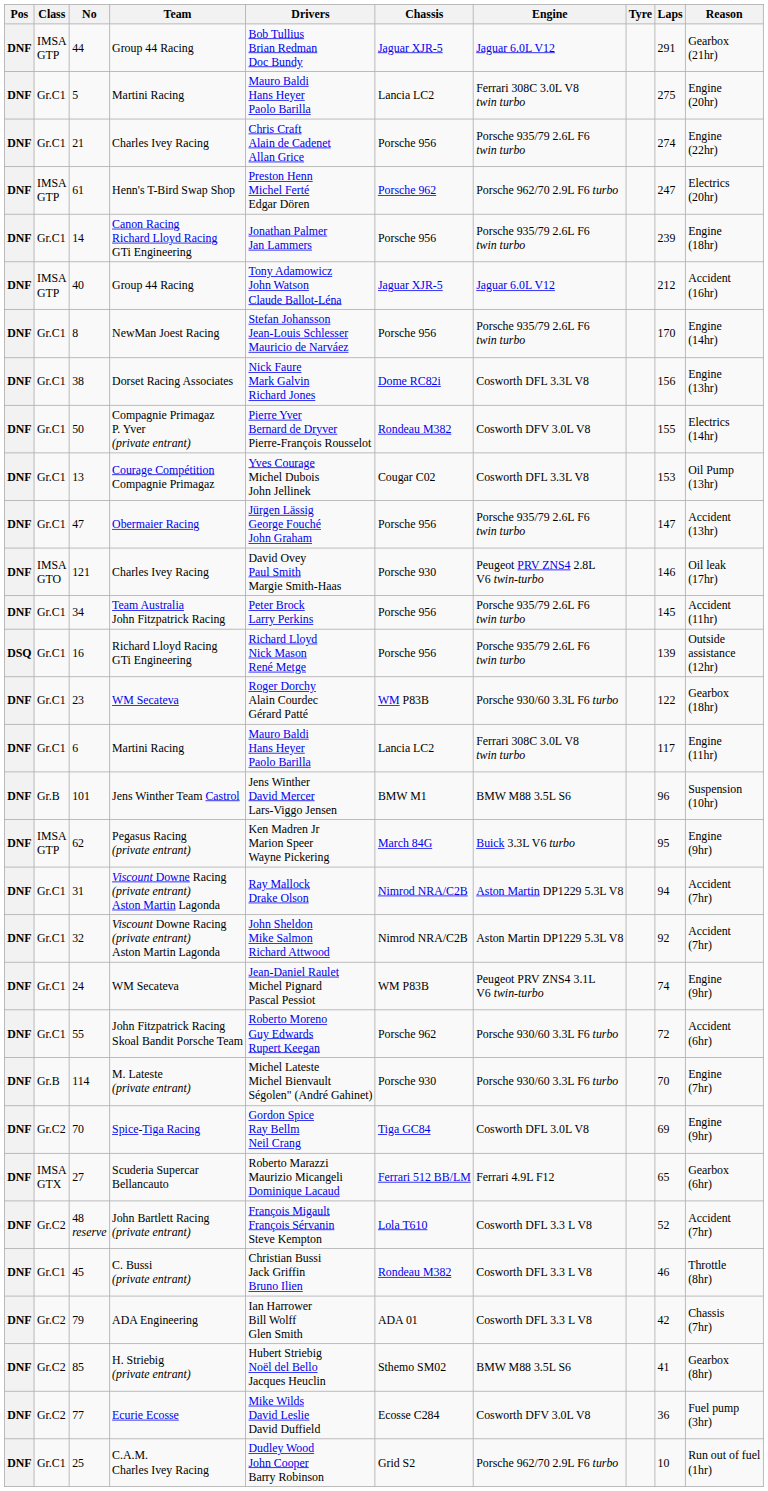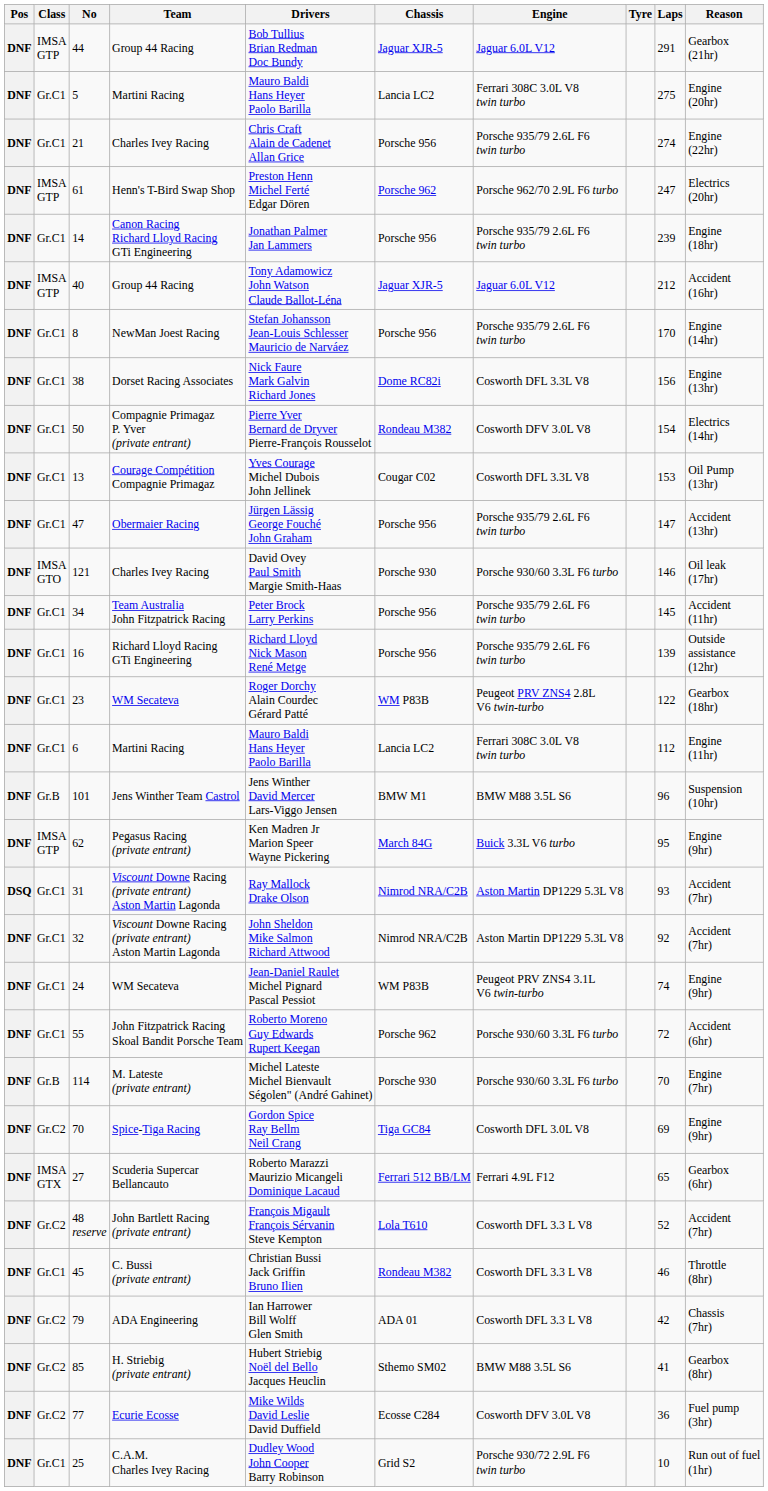(666, 429) 155 -> (666, 429) 154
(536, 571) Peugeot PRV ZNS4 2.8L V6 twin-turbo -> (547, 571) Porsche 930/60 3.3L F6 turbo
(19, 653) DSQ -> (19, 653) DNF
(547, 700) Porsche 930/60 3.3L F6 turbo -> (536, 700) Peugeot PRV ZNS4 2.8L V6 twin-turbo
(666, 748) 117 -> (666, 748) 112
(19, 891) DNF -> (19, 891) DSQ
(664, 891) 94 -> (664, 891) 93
(547, 1462) Porsche 962/70 2.9L F6 turbo -> (533, 1462) Porsche 930/72 2.9L F6 twin turbo
